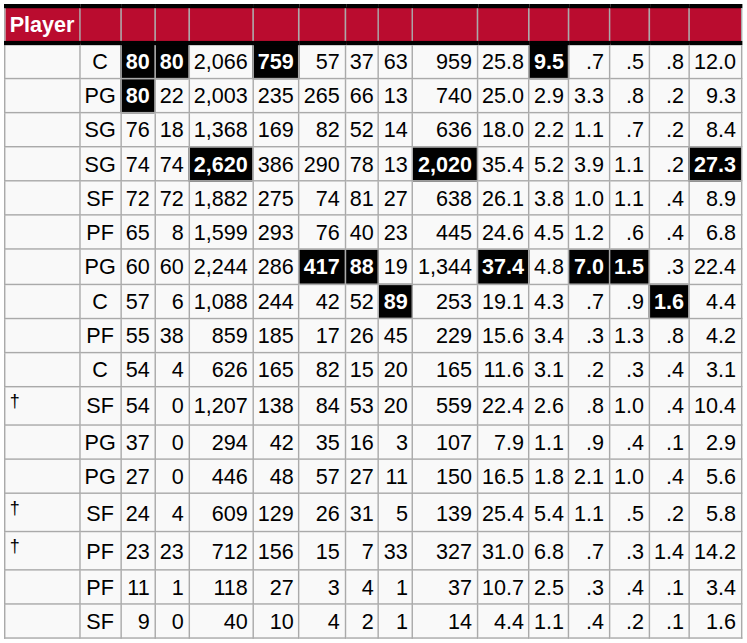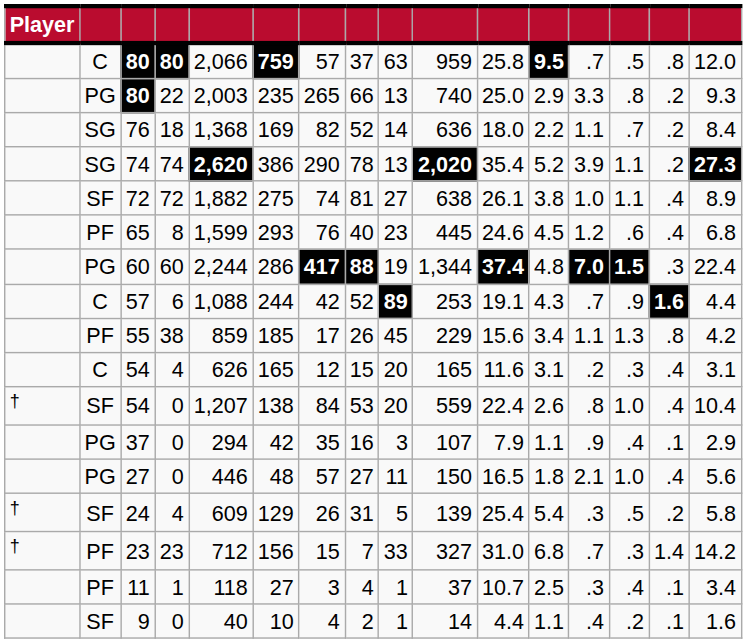(595, 335) .3 -> (589, 335) 1.1
(328, 369) 82 -> (328, 369) 12
(589, 513) 1.1 -> (595, 513) .3
